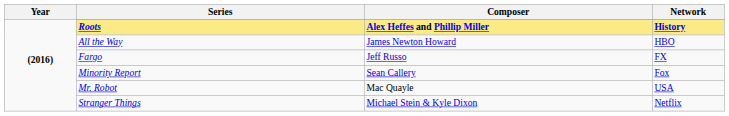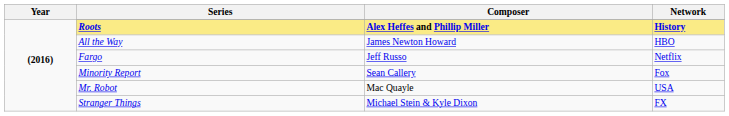(661, 57) FX -> (668, 57) Netflix
(668, 103) Netflix -> (661, 103) FX
